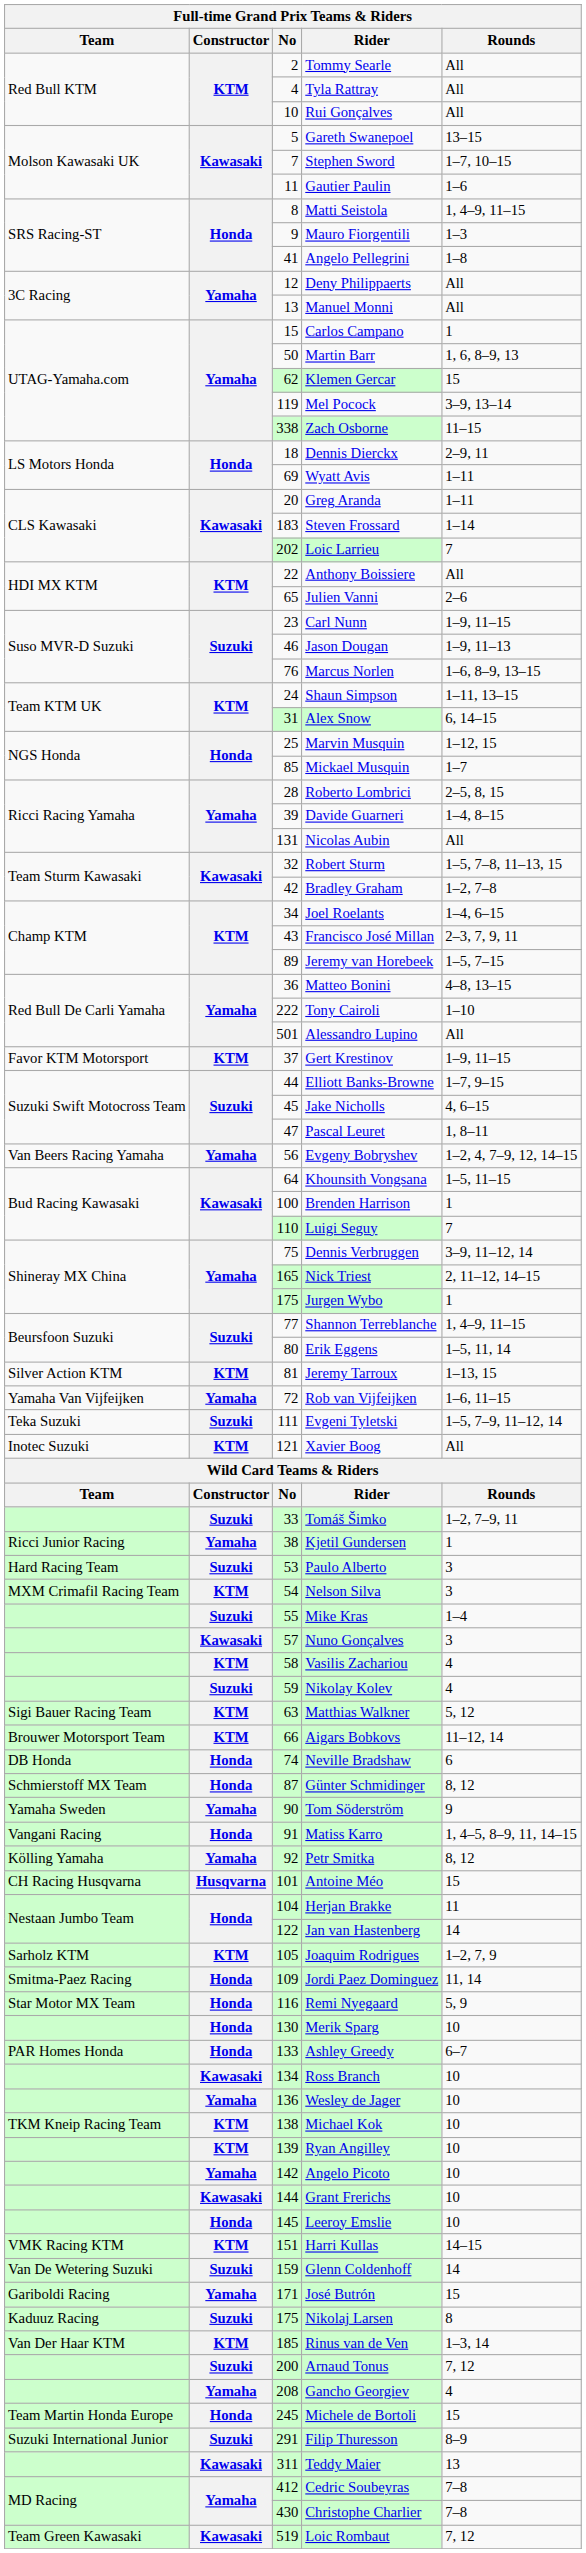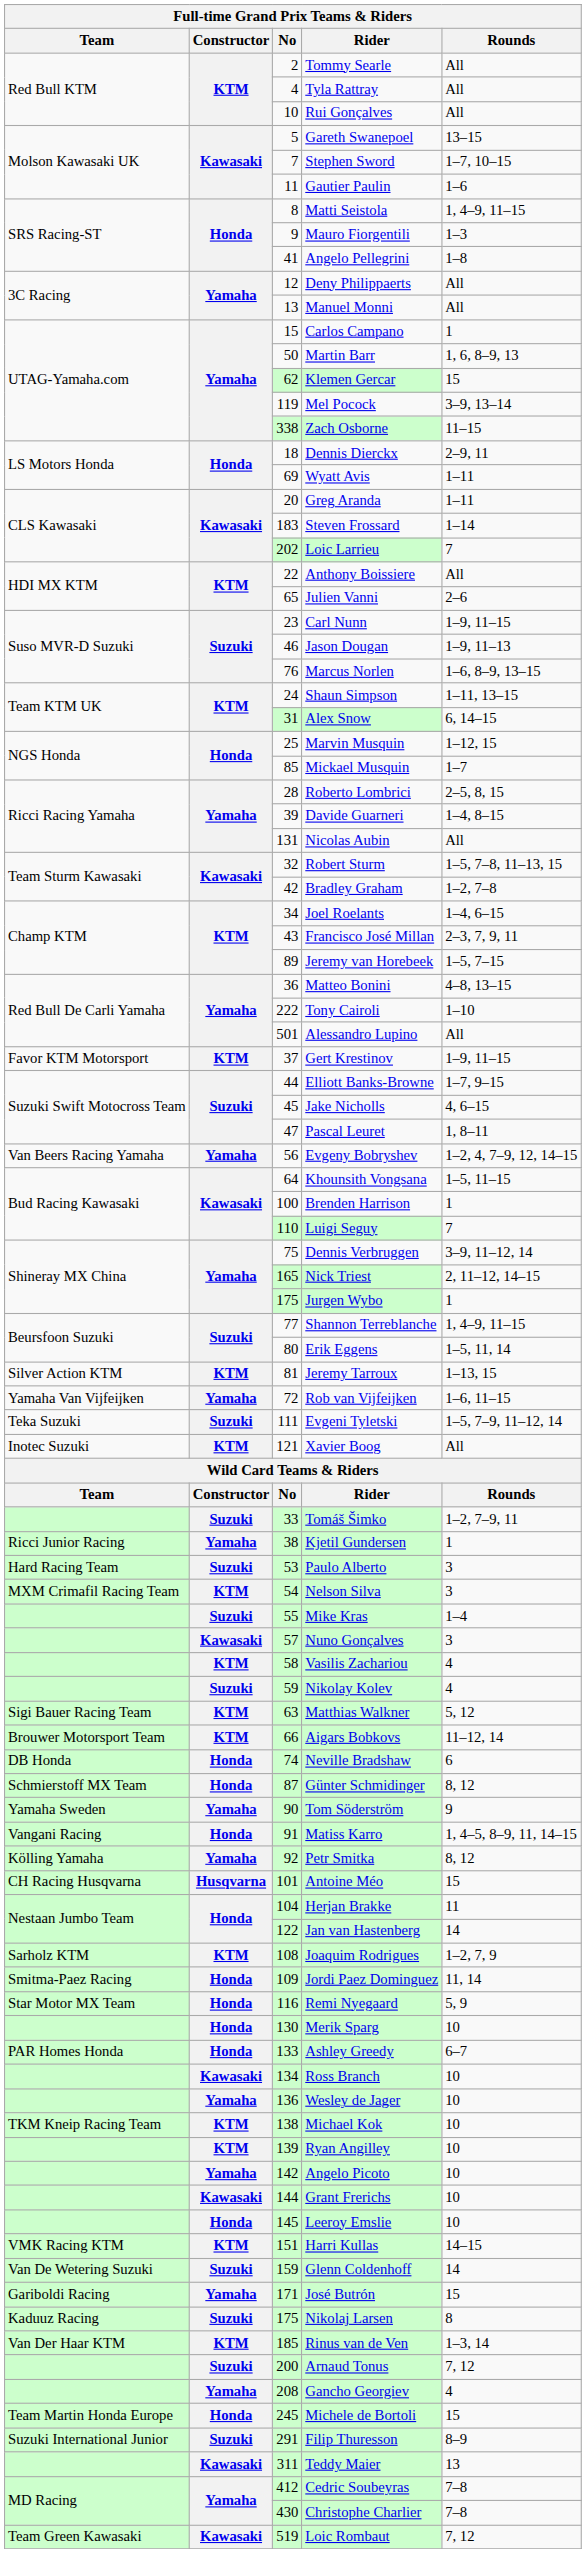(287, 1954) 105 -> (287, 1954) 108
